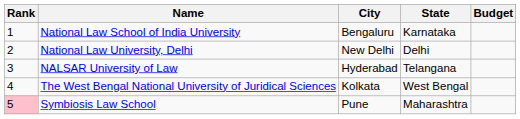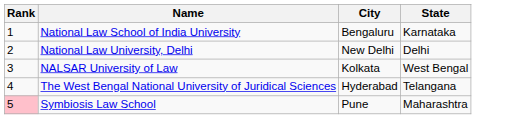- column: (493, 13)
(370, 68) Hyderabad -> (361, 68) Kolkata
(430, 68) Telangana -> (436, 68) West Bengal
(361, 86) Kolkata -> (370, 86) Hyderabad
(436, 86) West Bengal -> (430, 86) Telangana
